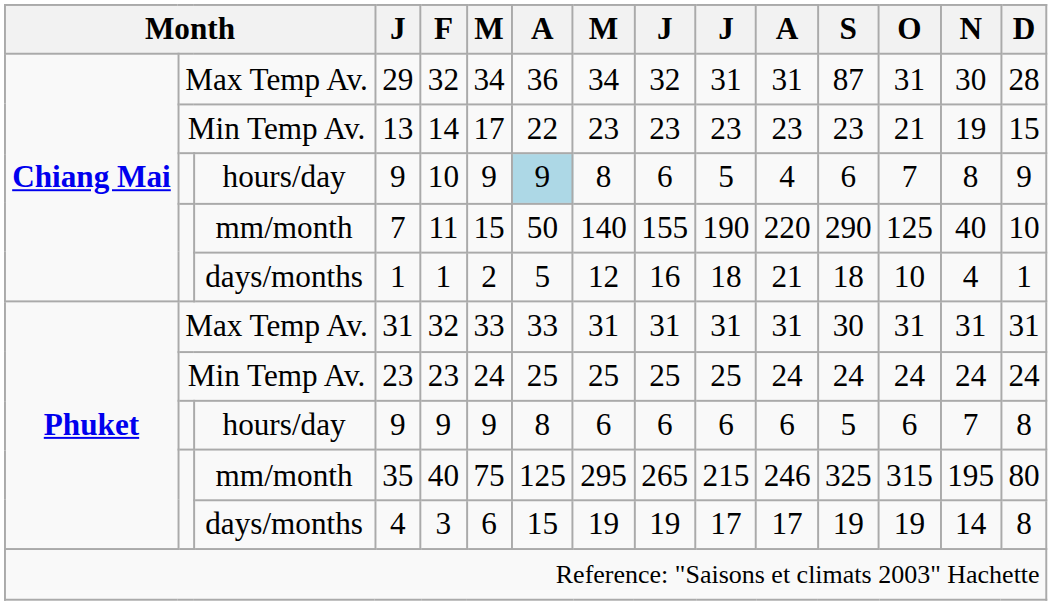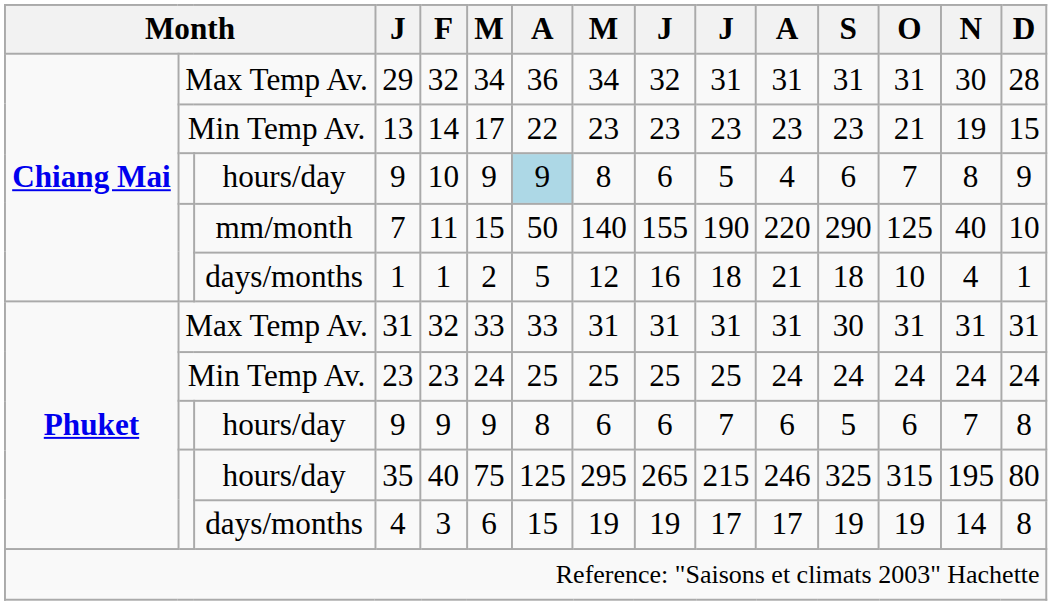(848, 78) 87 -> (848, 78) 31
(726, 425) 6 -> (726, 425) 7
(284, 474) mm/month -> (284, 474) hours/day
